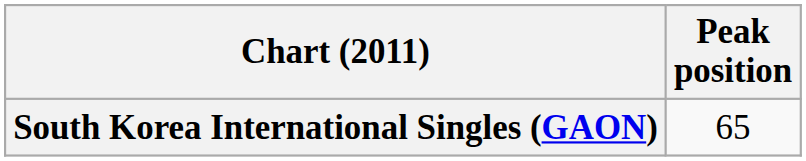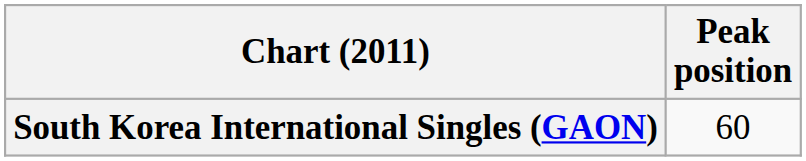(733, 126) 65 -> (733, 126) 60
